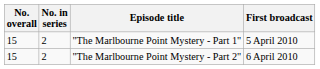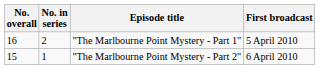(12, 40) 15 -> (12, 40) 16
(44, 56) 2 -> (44, 56) 1
